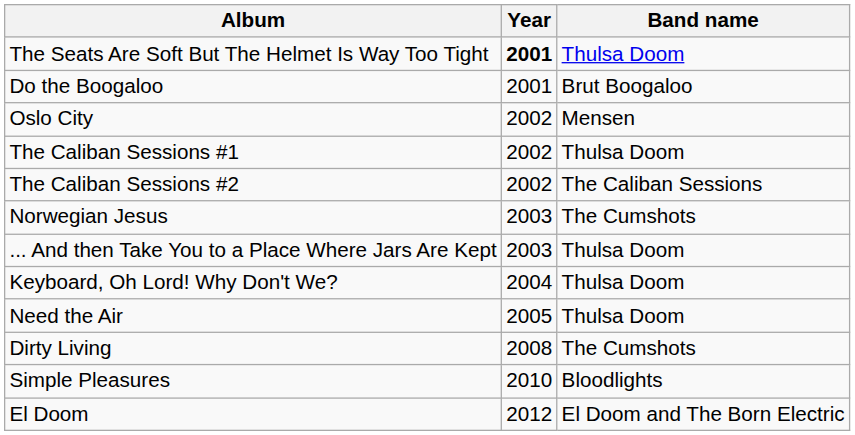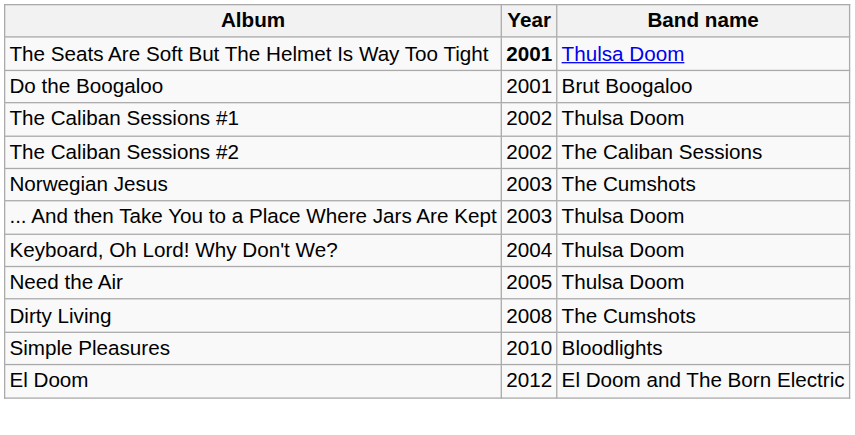- row: (51, 119)
